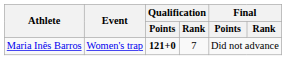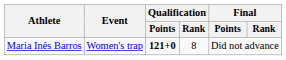(194, 46) 7 -> (194, 46) 8
